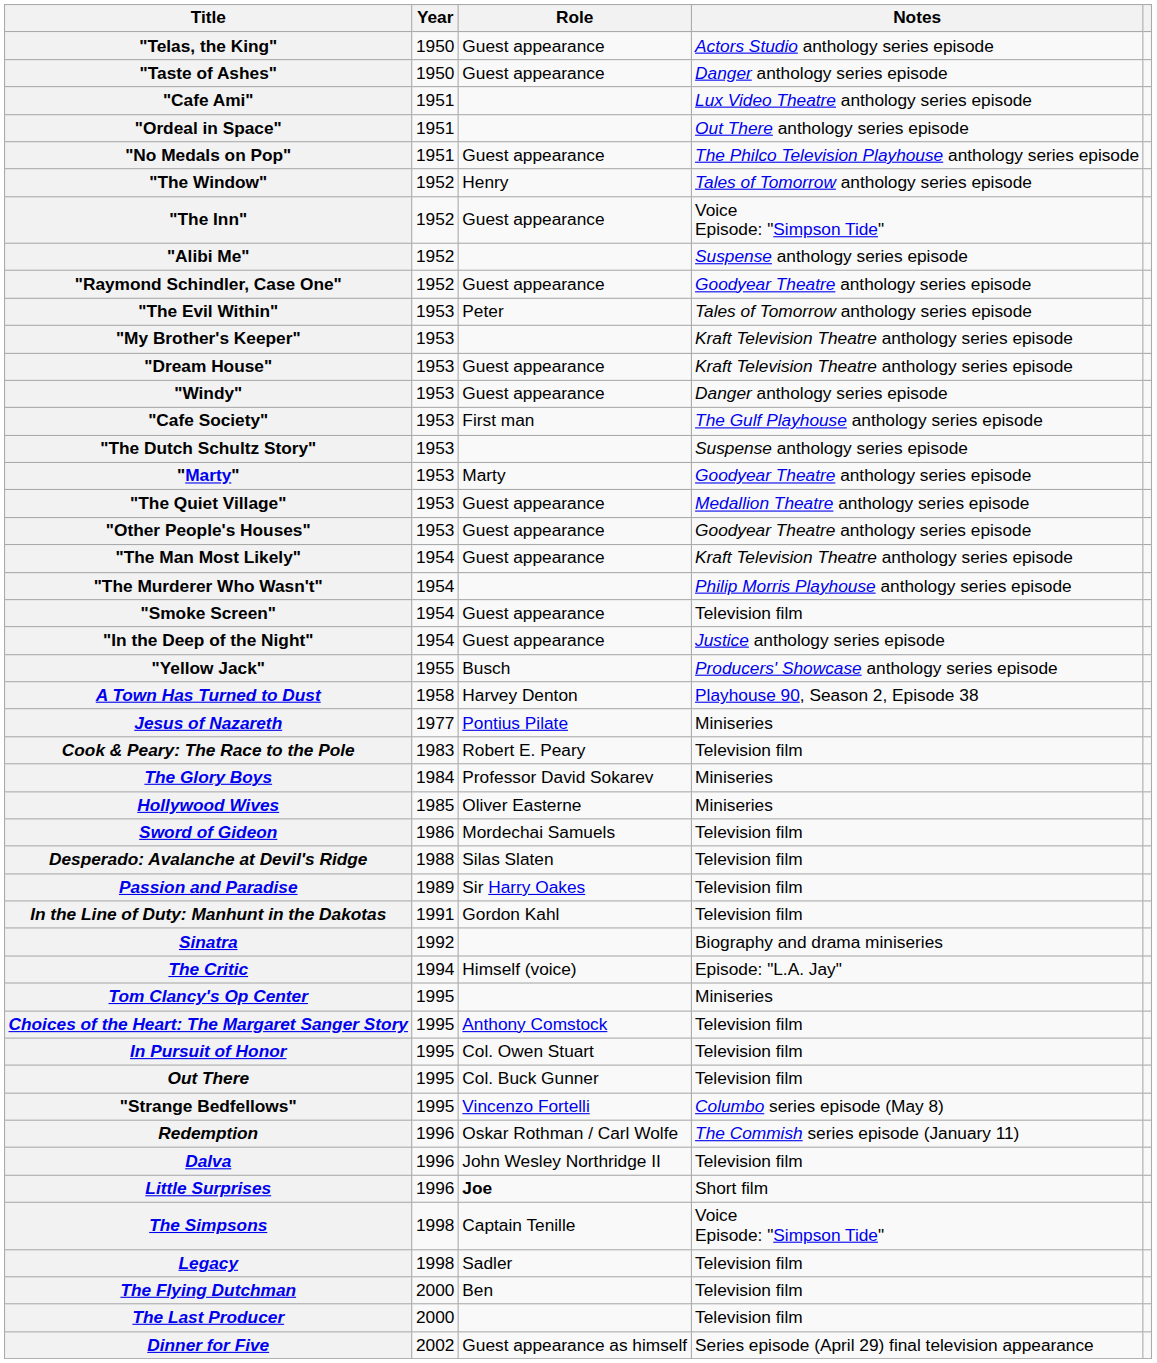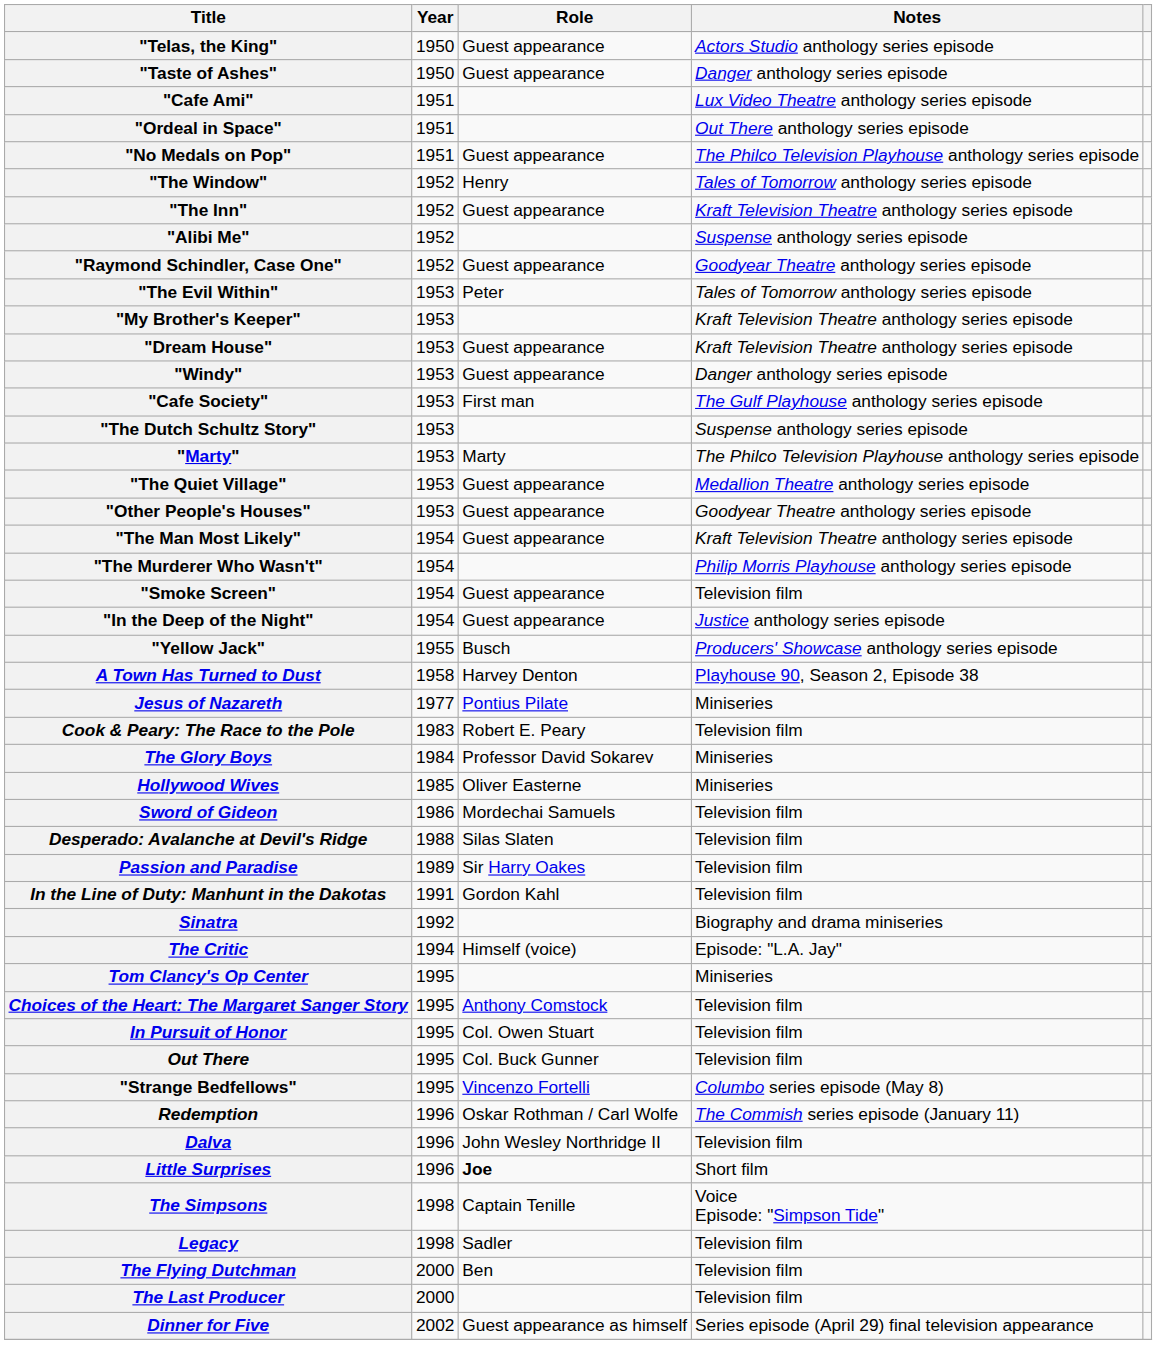(790, 219) Voice Episode: "Simpson Tide" -> (884, 210) Kraft Television Theatre anthology series episode
(863, 476) Goodyear Theatre anthology series episode -> (917, 456) The Philco Television Playhouse anthology series episode
